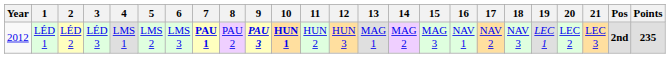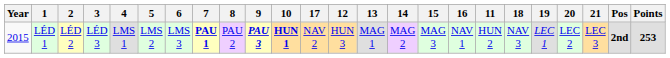columns swapped: (315, 13) <-> (491, 13)
(18, 37) 2012 -> (18, 37) 2015
(648, 37) 235 -> (648, 37) 253
